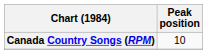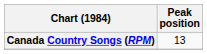(180, 40) 10 -> (180, 40) 13
